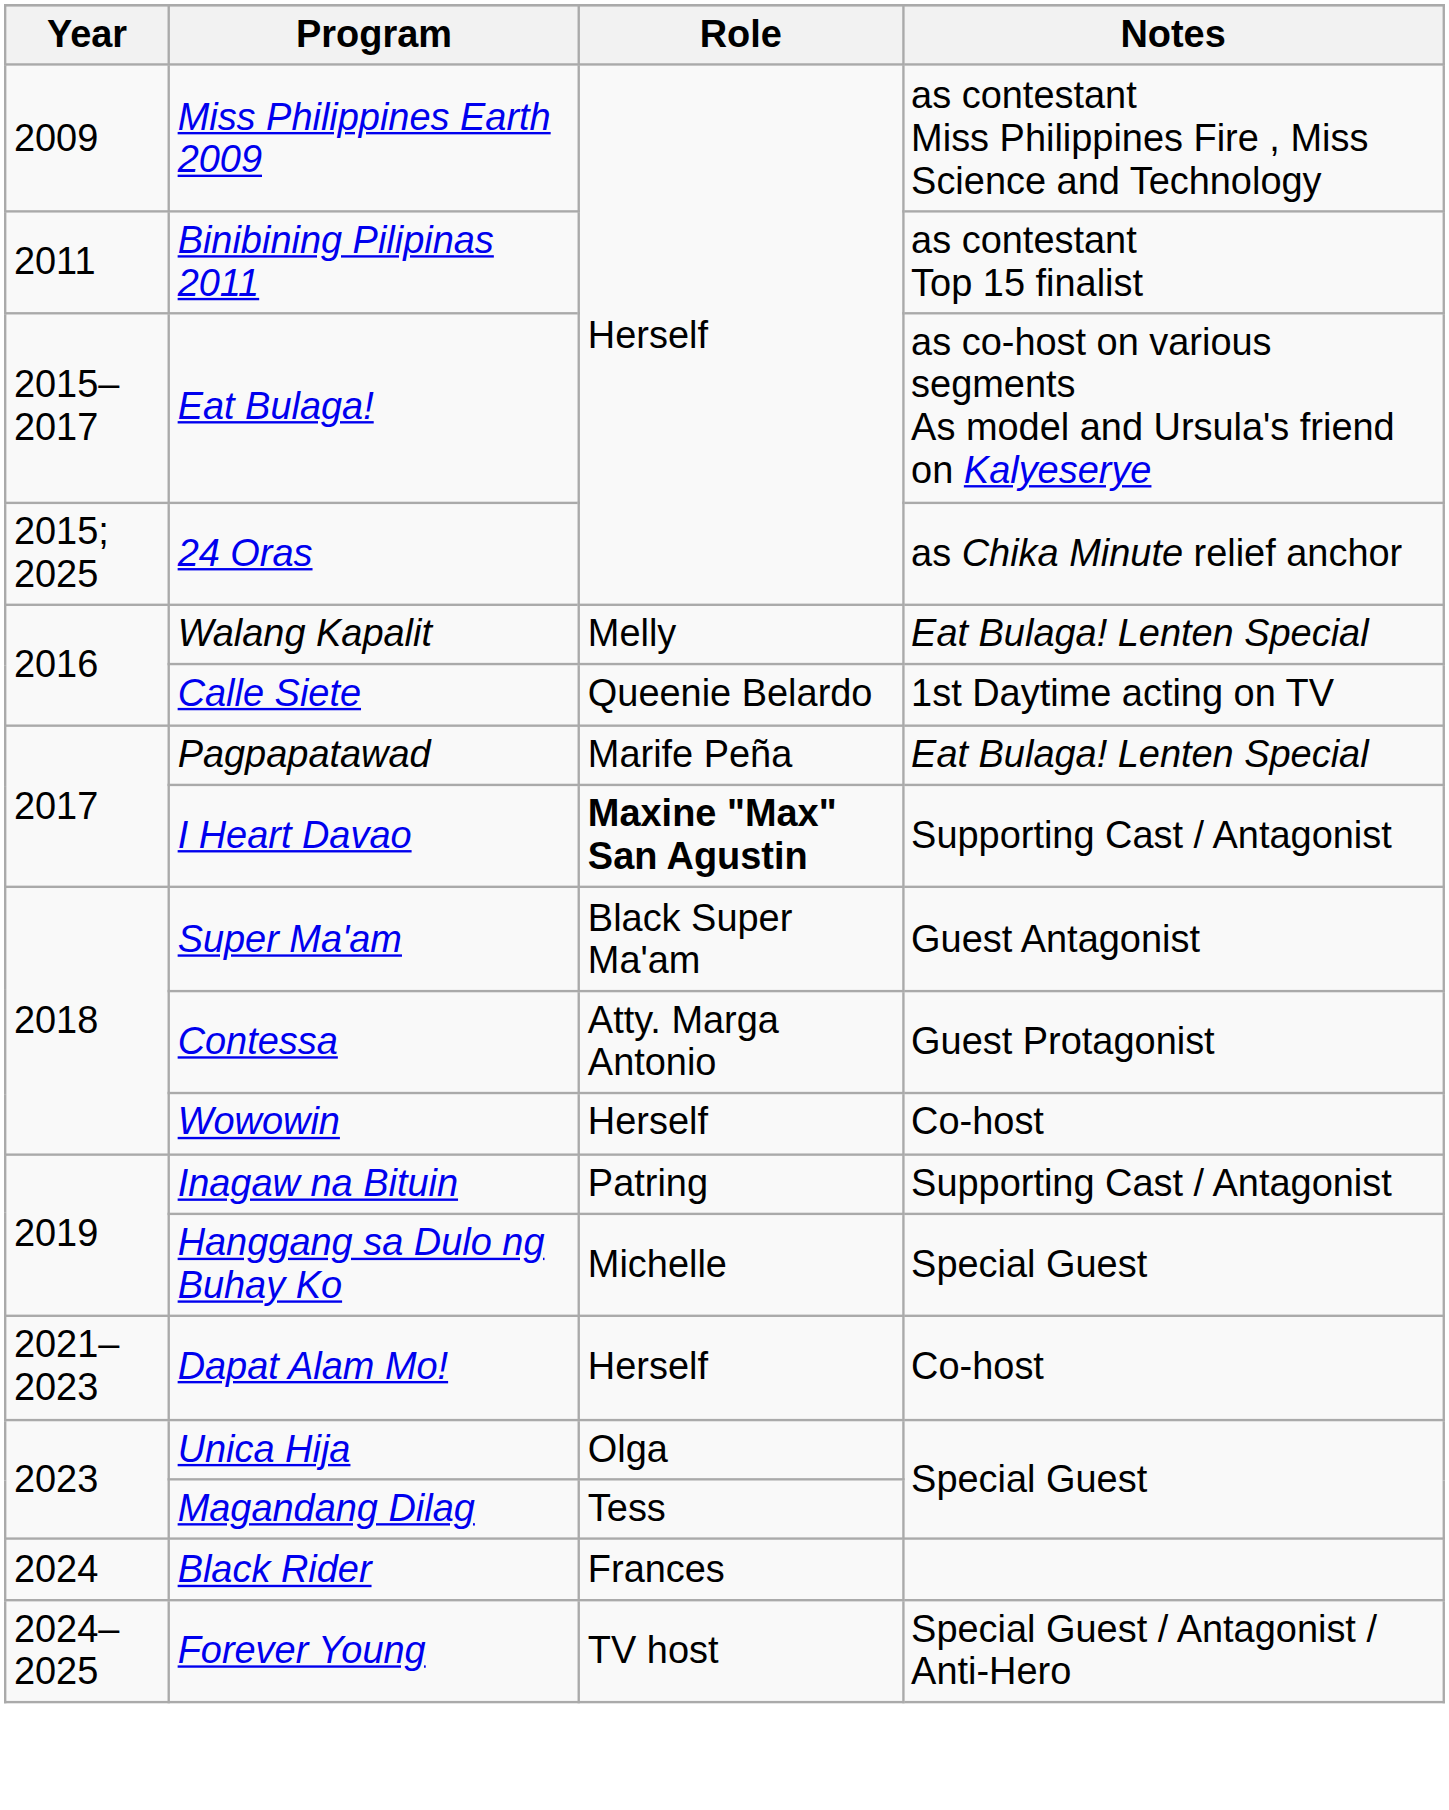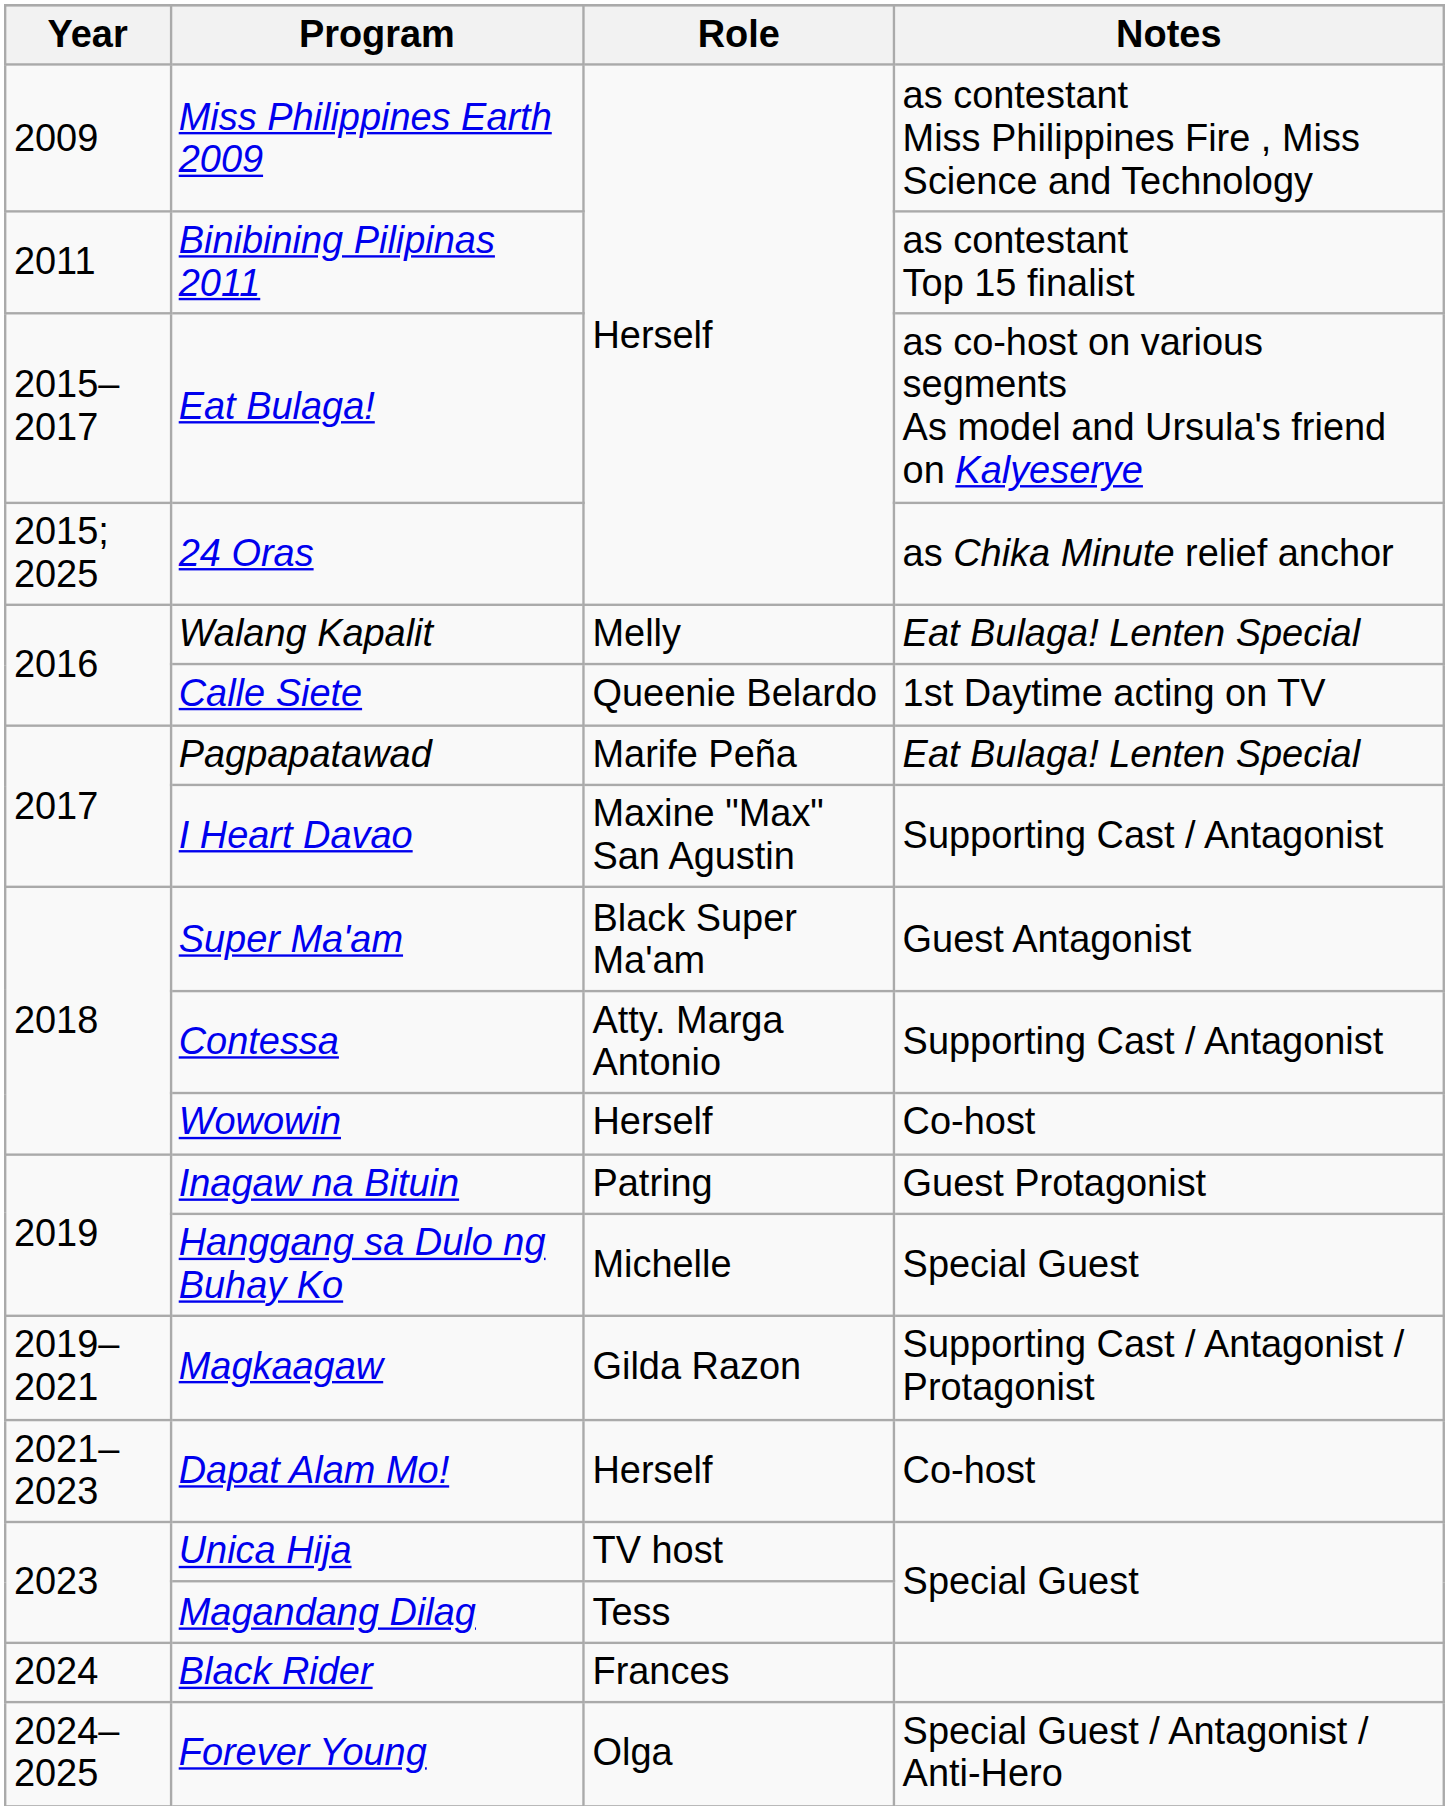(712, 835) bold -> (708, 835) normal
(1063, 1041) Guest Protagonist -> (1143, 1041) Supporting Cast / Antagonist
(1151, 1182) Supporting Cast / Antagonist -> (1054, 1182) Guest Protagonist
+ row: (281, 1367)
(628, 1448) Olga -> (658, 1551) TV host
(653, 1650) TV host -> (633, 1753) Olga
